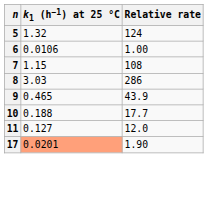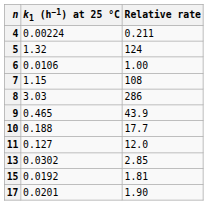+ row: (16, 33)
+ row: (13, 161)
+ row: (13, 176)
(41, 145) lightsalmon background -> (41, 192) no background
